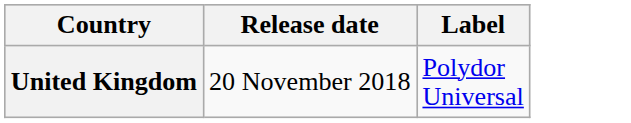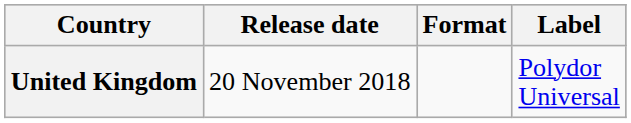+ column: (464, 25)
